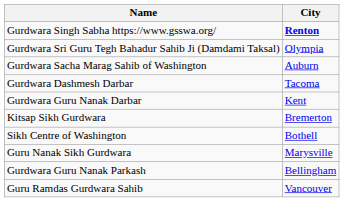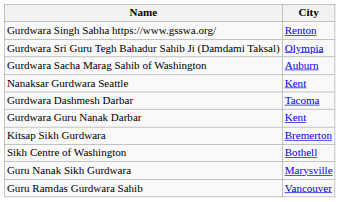(302, 30) bold -> (301, 30) normal
+ row: (68, 83)
- row: (76, 170)
